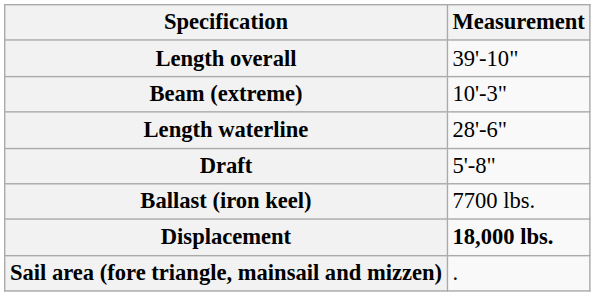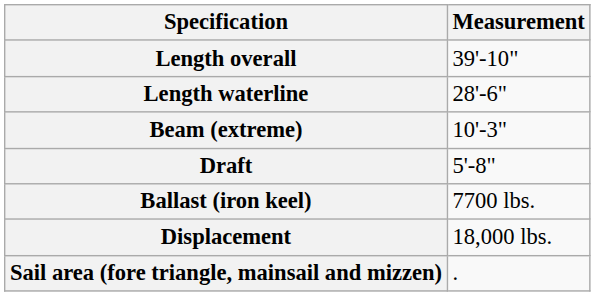rows swapped: (226, 129) <-> (226, 93)
(503, 237) bold -> (502, 237) normal
